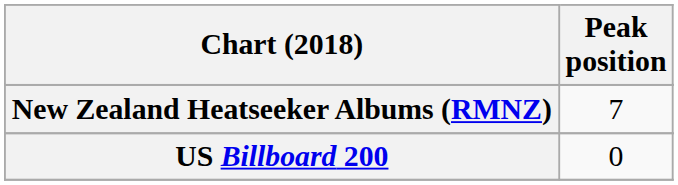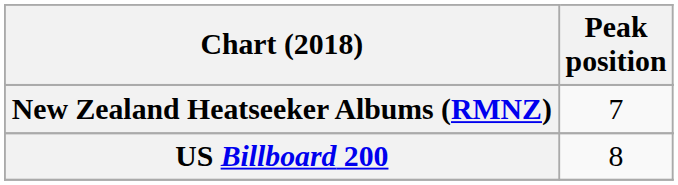(616, 155) 0 -> (616, 155) 8
